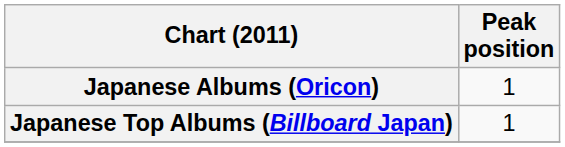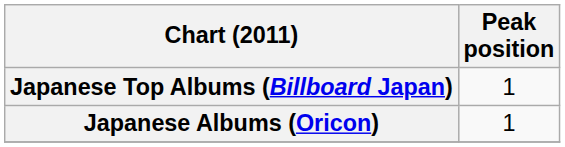rows swapped: (231, 86) <-> (231, 123)
